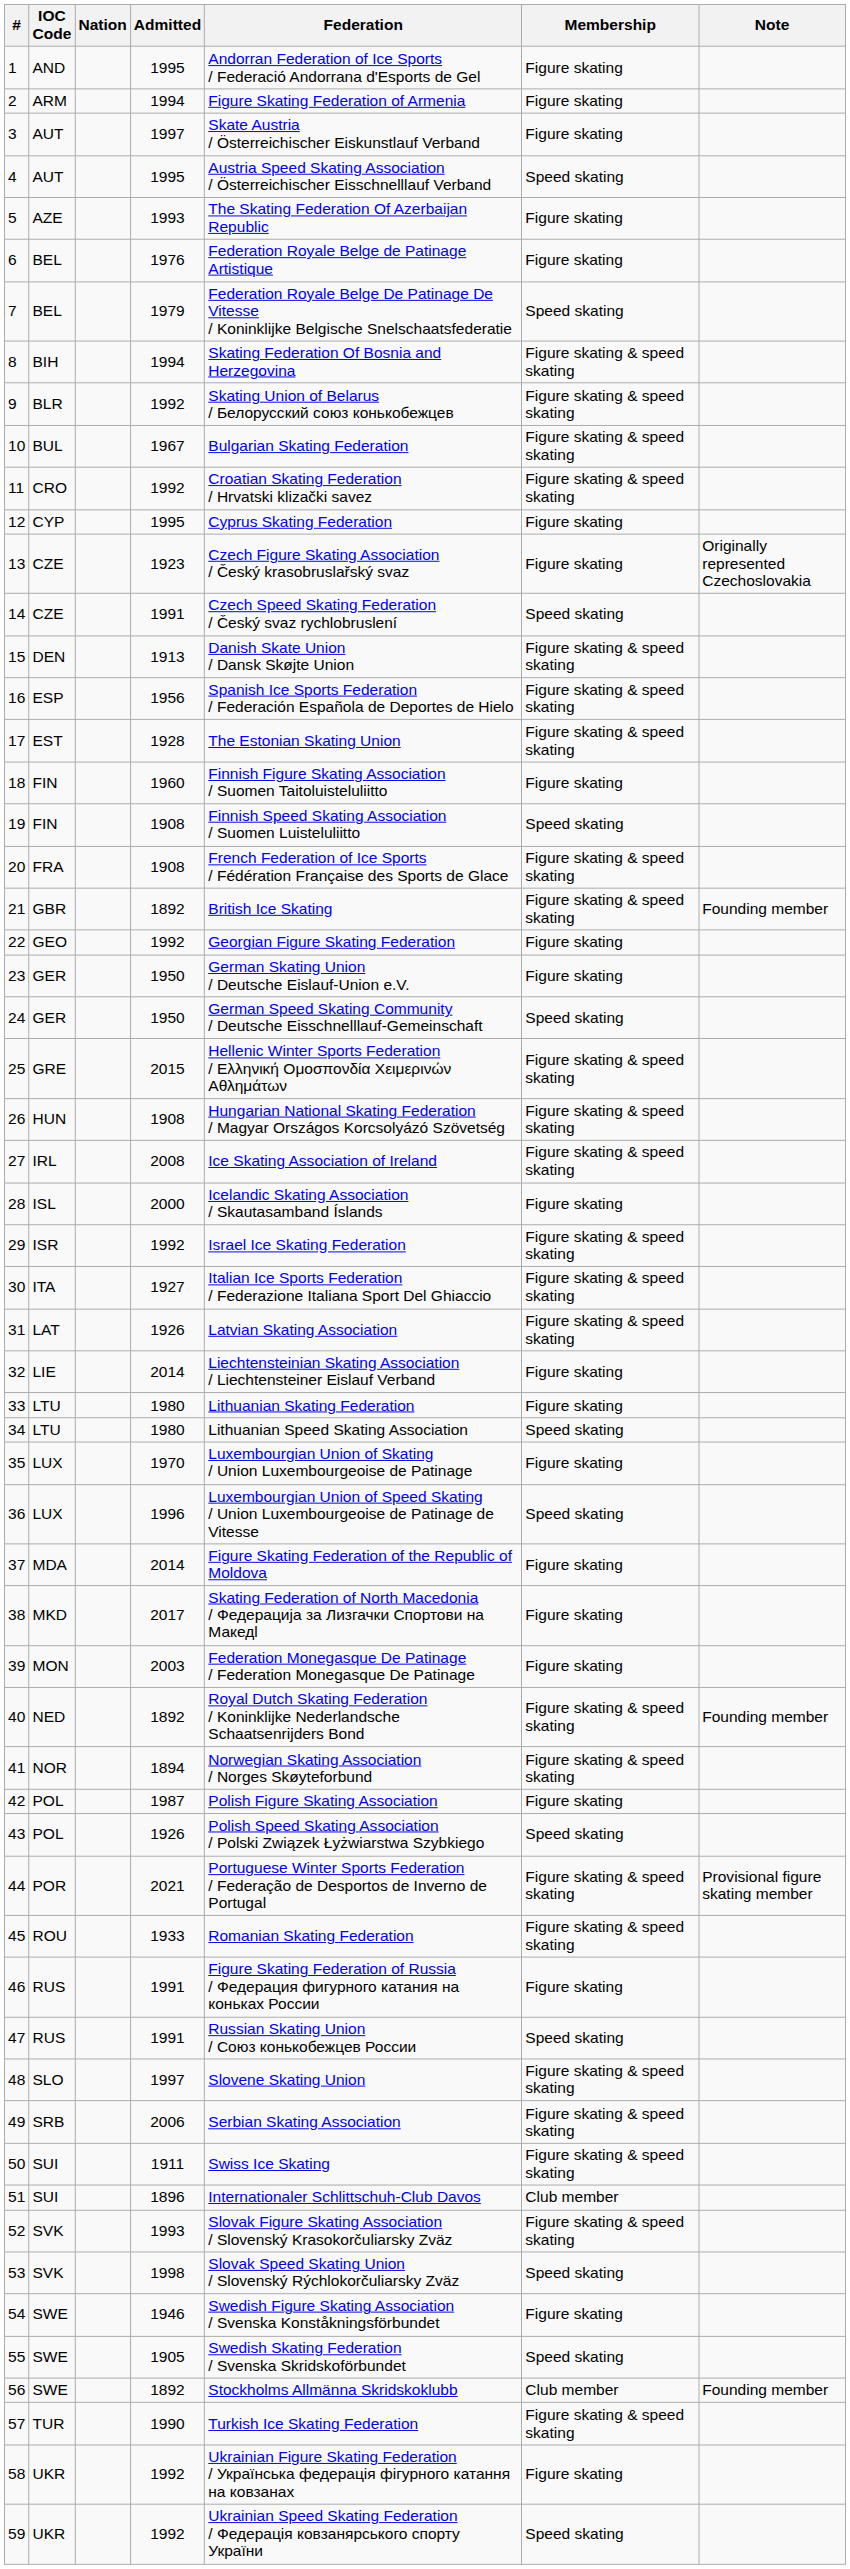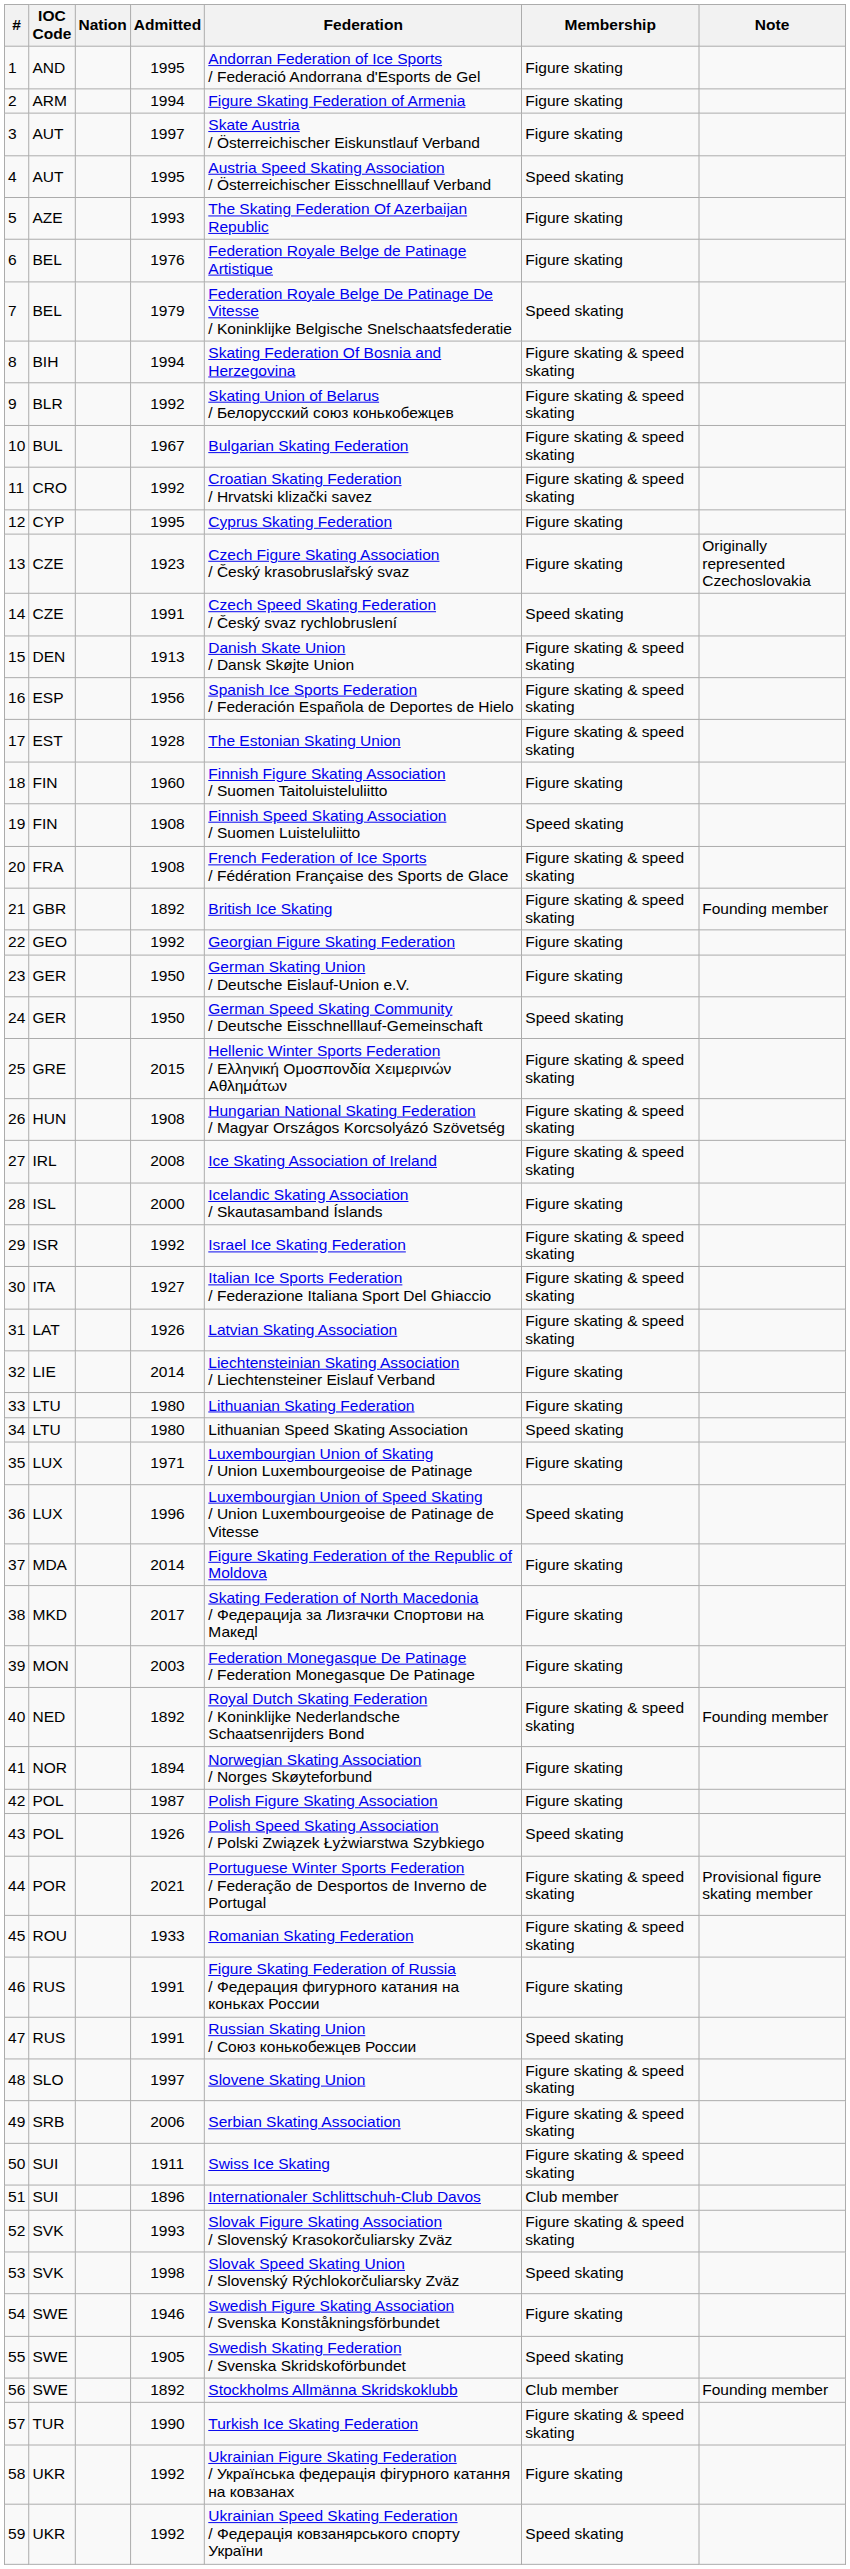(167, 1463) 1970 -> (167, 1463) 1971
(605, 1768) Figure skating & speed skating -> (574, 1768) Figure skating
